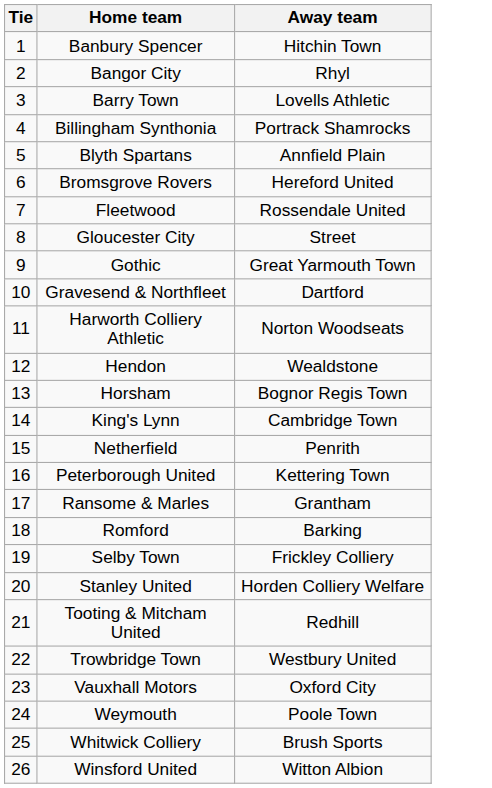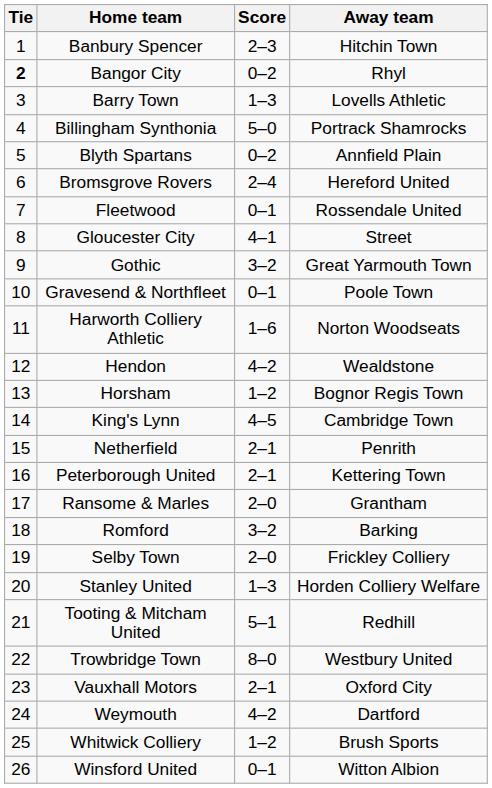+ column: (262, 18)
(21, 73) normal -> (21, 73) bold
(333, 292) Dartford -> (389, 292) Poole Town
(333, 714) Poole Town -> (389, 714) Dartford
